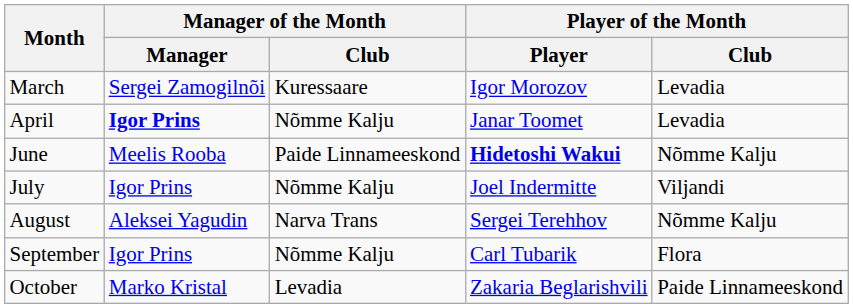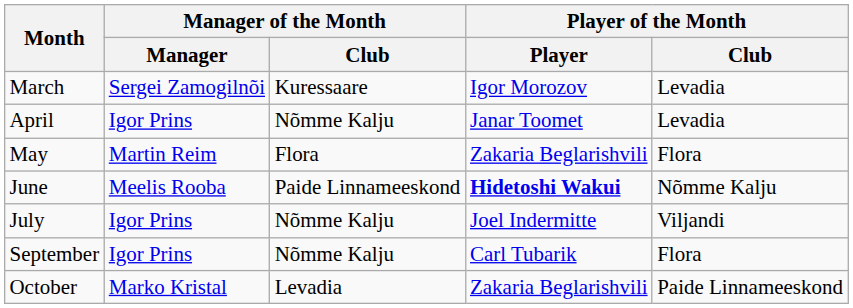(154, 120) bold -> (150, 120) normal
+ row: (29, 154)
- row: (40, 220)
